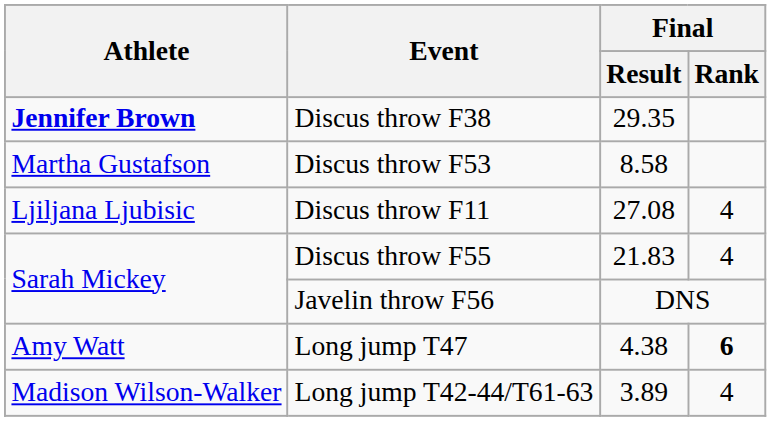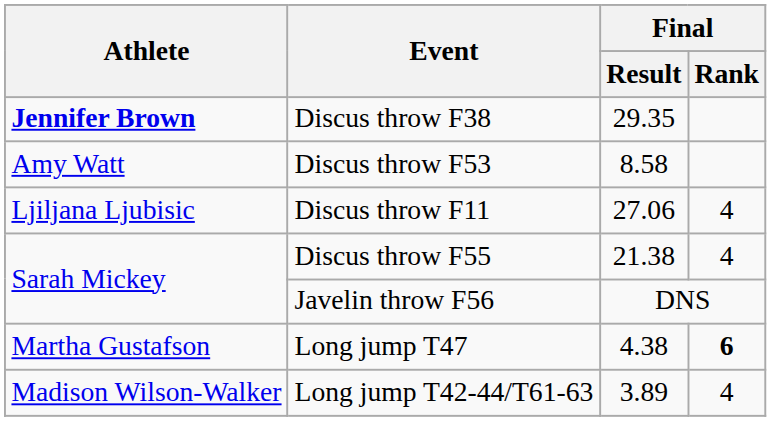(111, 164) Martha Gustafson -> (68, 164) Amy Watt
(644, 210) 27.08 -> (644, 210) 27.06
(644, 255) 21.83 -> (644, 255) 21.38
(68, 346) Amy Watt -> (111, 346) Martha Gustafson
